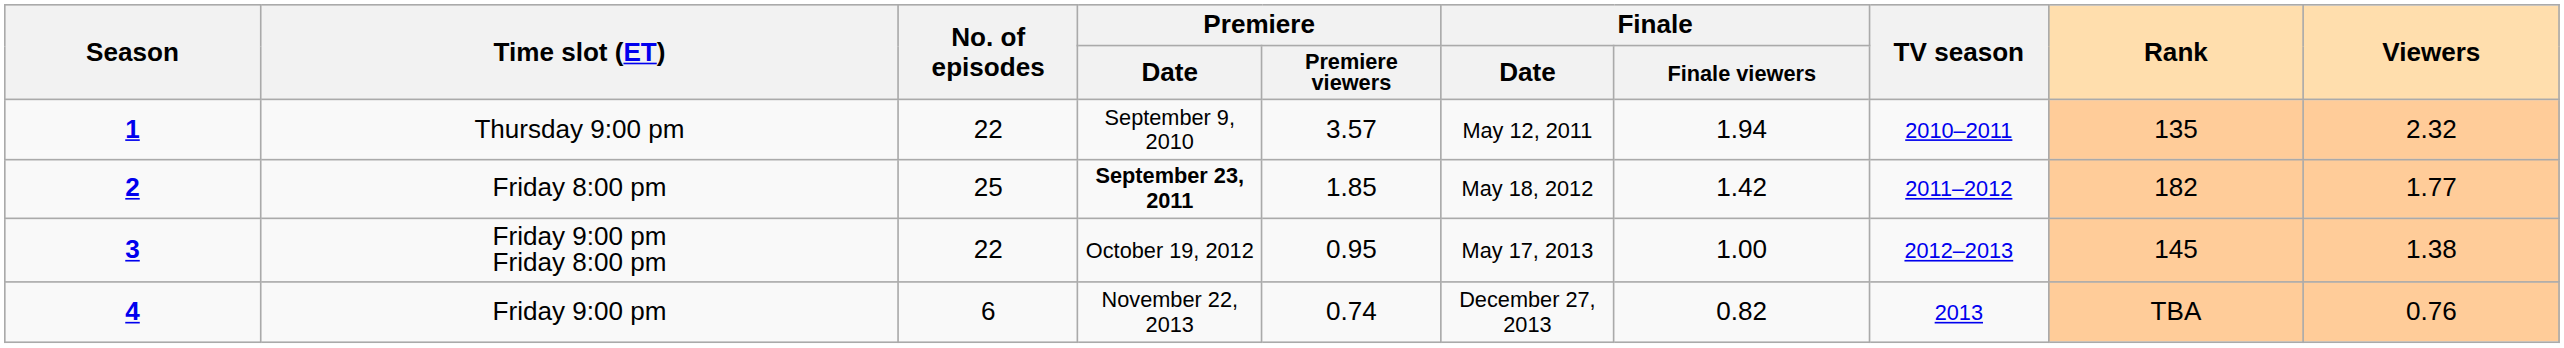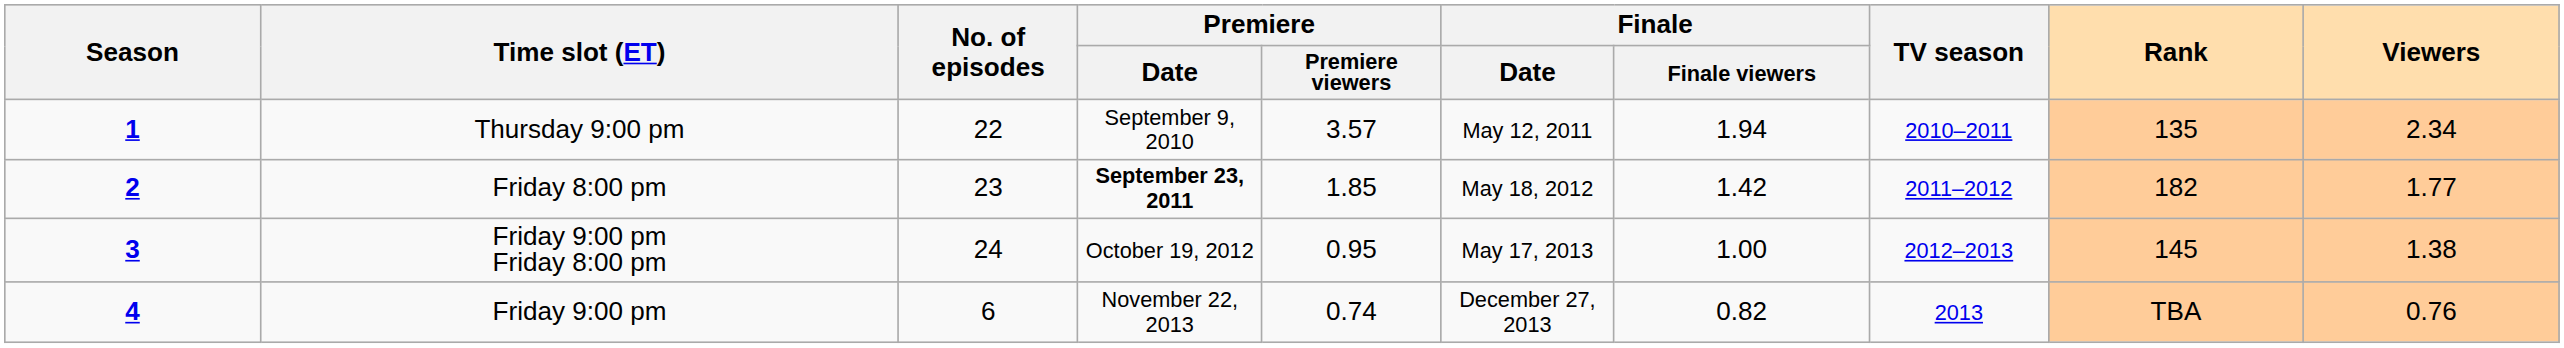(2431, 129) 2.32 -> (2431, 129) 2.34
(988, 188) 25 -> (988, 188) 23
(988, 250) 22 -> (988, 250) 24
